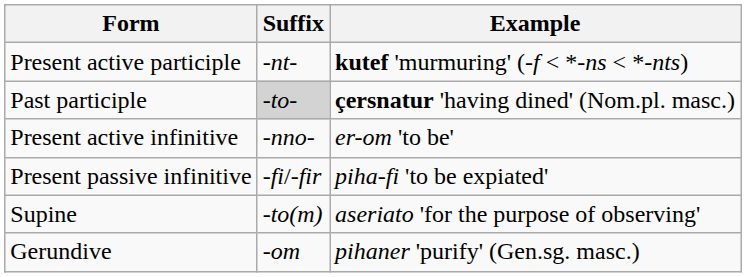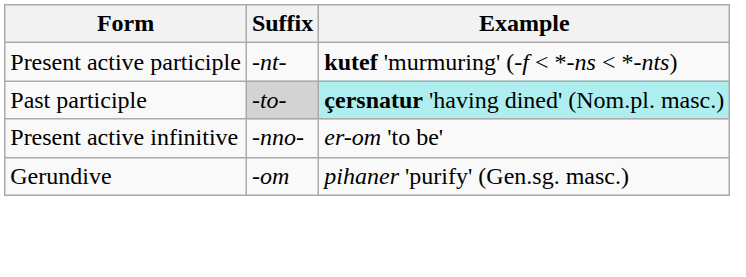(535, 99) no background -> (524, 99) paleturquoise background
- row: (131, 175)
- row: (44, 213)
